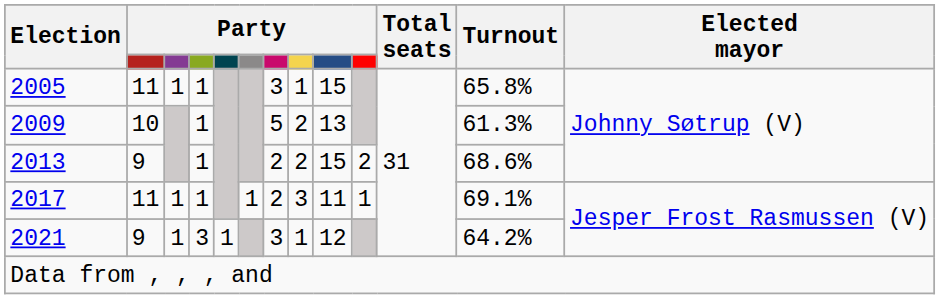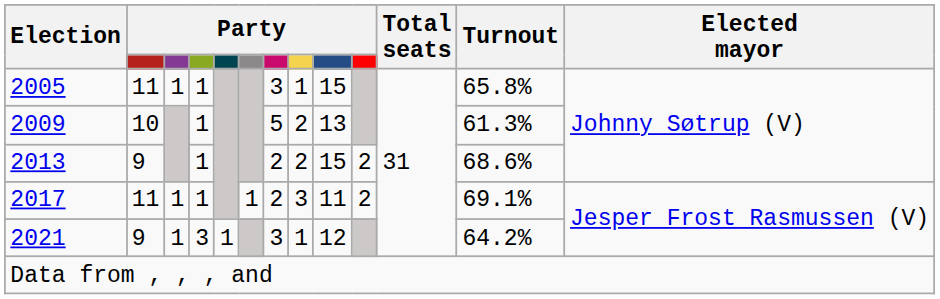(365, 200) 1 -> (365, 200) 2
